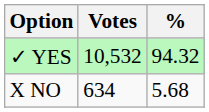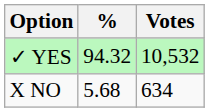columns swapped: (112, 21) <-> (176, 21)
